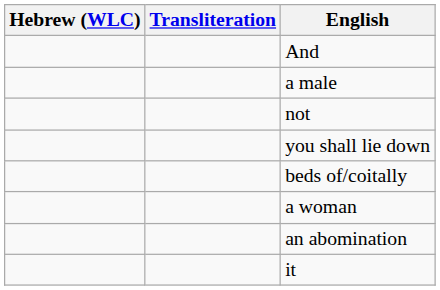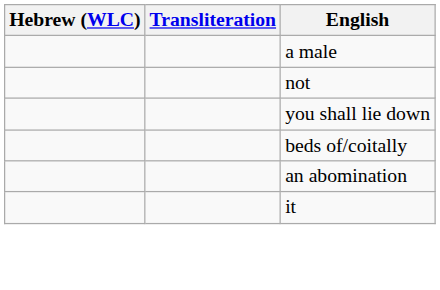- row: (302, 51)
- row: (321, 207)
